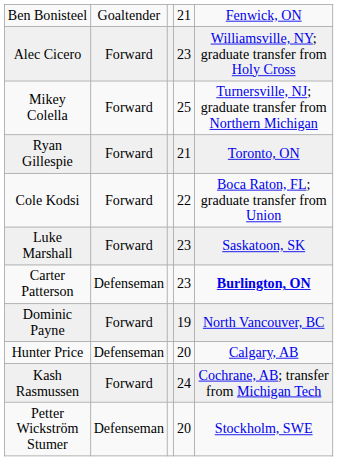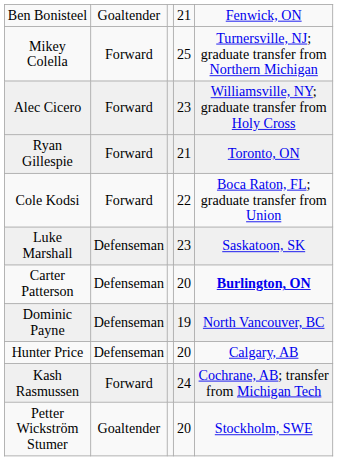rows swapped: (47, 53) <-> (47, 107)
(129, 246) Forward -> (129, 246) Defenseman
(184, 284) 23 -> (184, 284) 20
(129, 322) Forward -> (129, 322) Defenseman
(129, 429) Defenseman -> (129, 429) Goaltender
